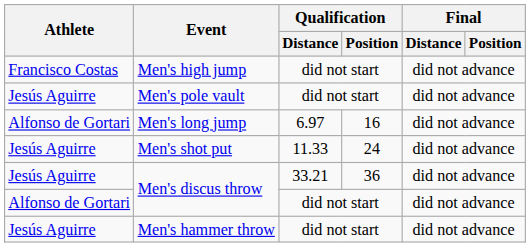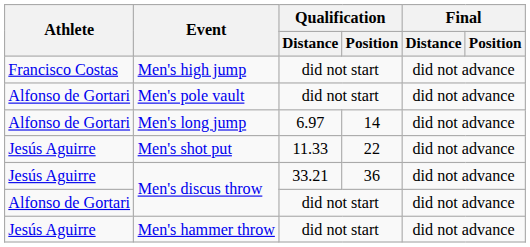(52, 96) Jesús Aguirre -> (69, 96) Alfonso de Gortari
(372, 123) 16 -> (372, 123) 14
(372, 149) 24 -> (372, 149) 22
